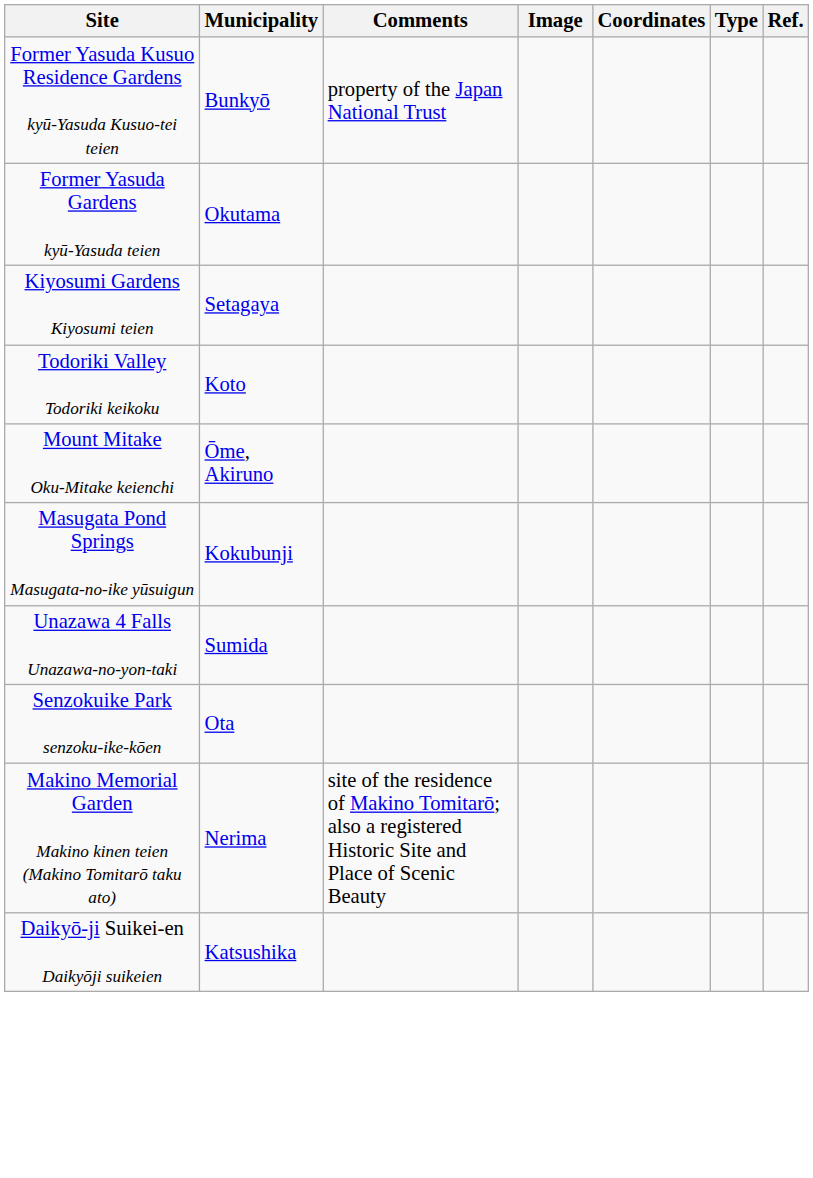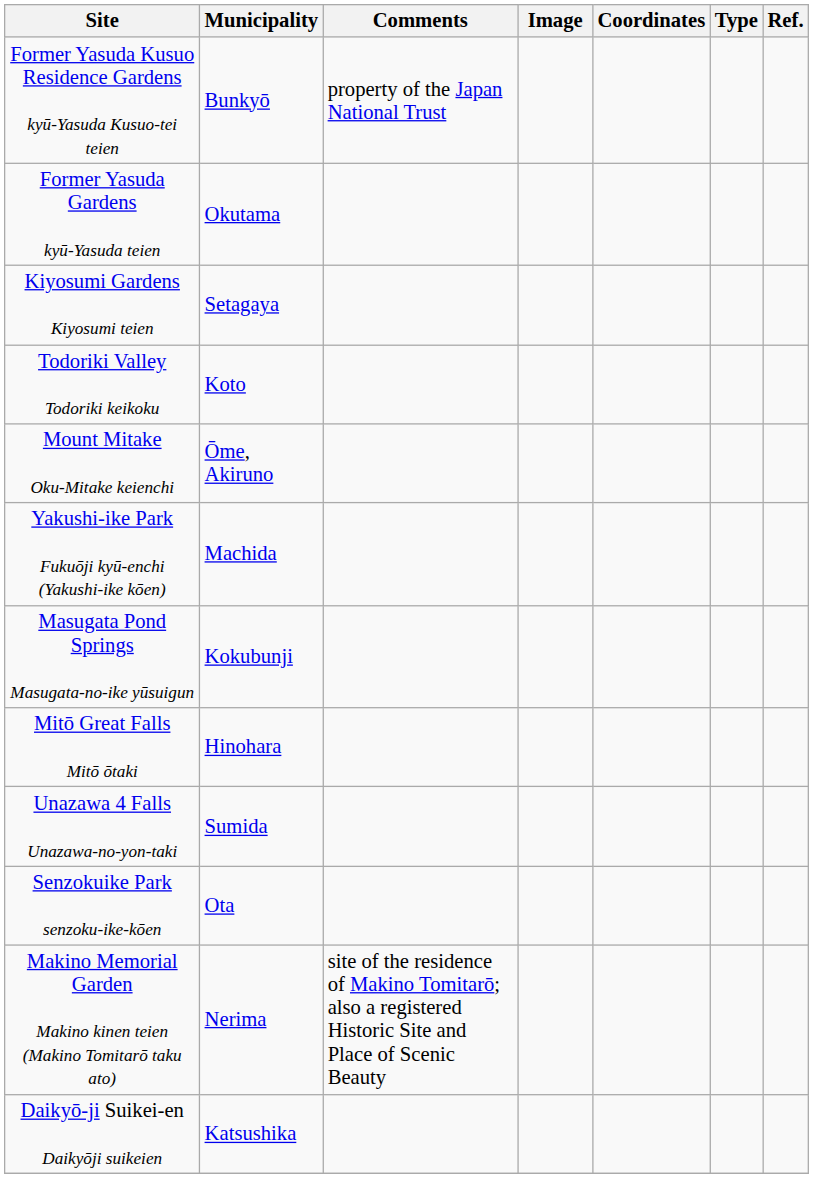+ row: (102, 553)
+ row: (102, 747)
